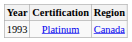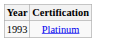- column: (109, 12)
